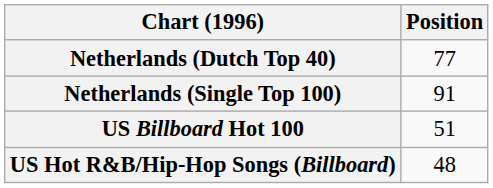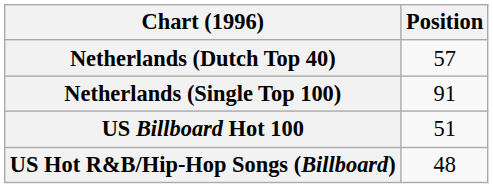(445, 57) 77 -> (445, 57) 57
